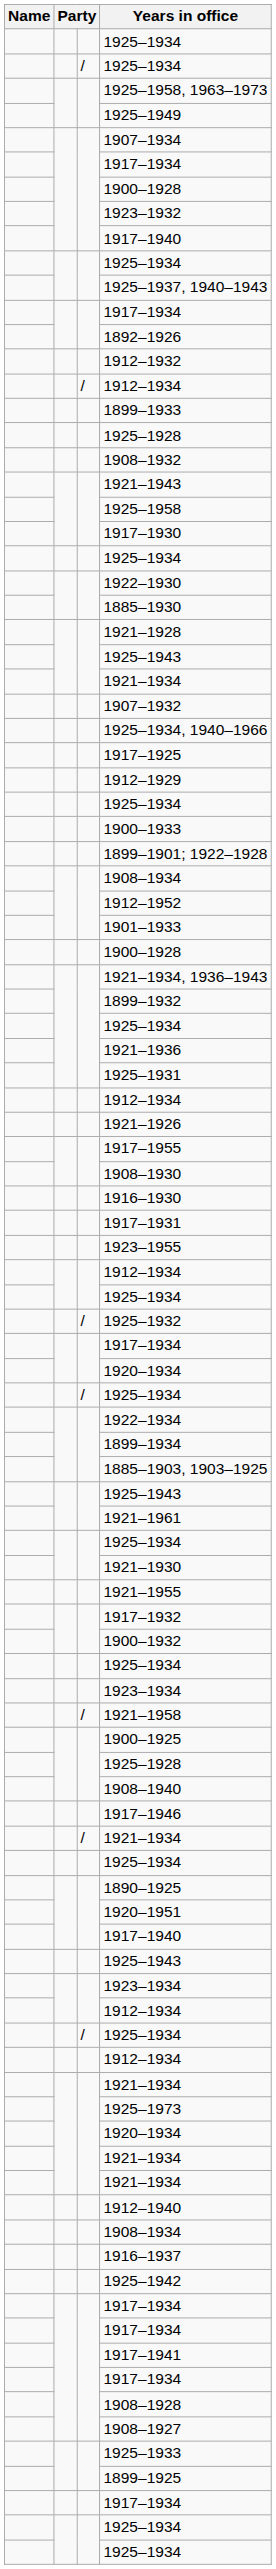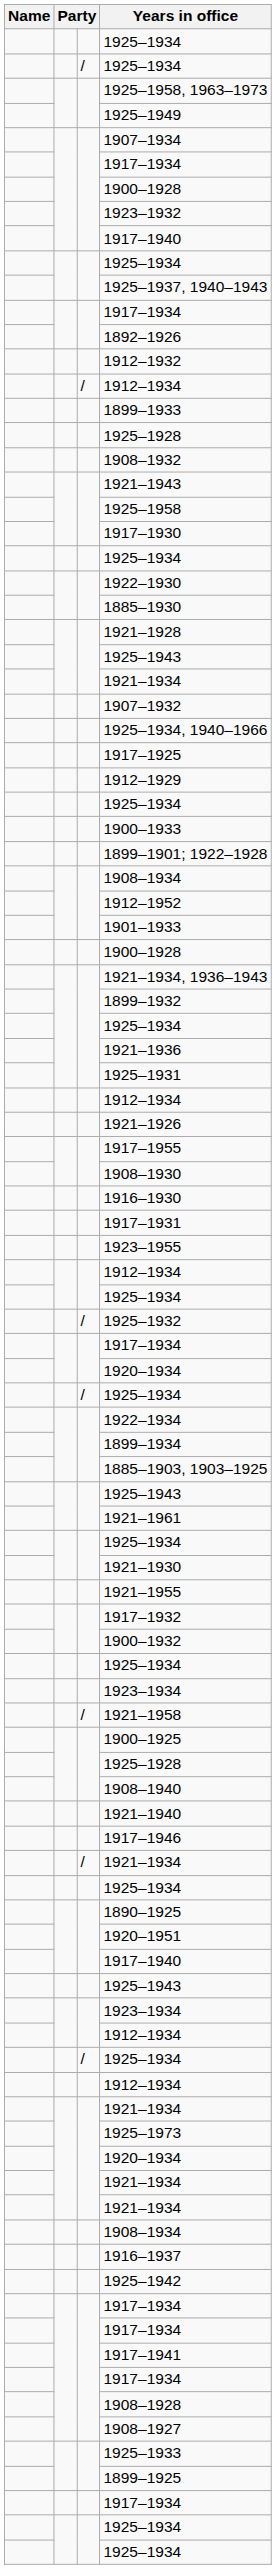+ row: (88, 1814)
- row: (88, 2207)
